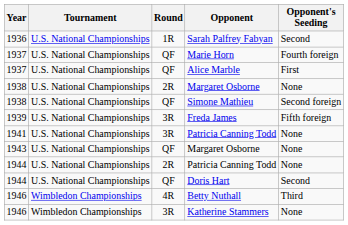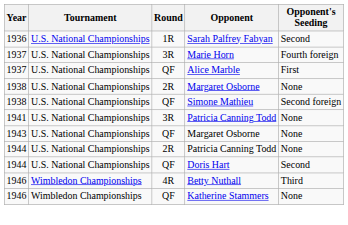(168, 54) QF -> (168, 54) 3R
- row: (17, 117)
(168, 212) 3R -> (168, 196) QF
